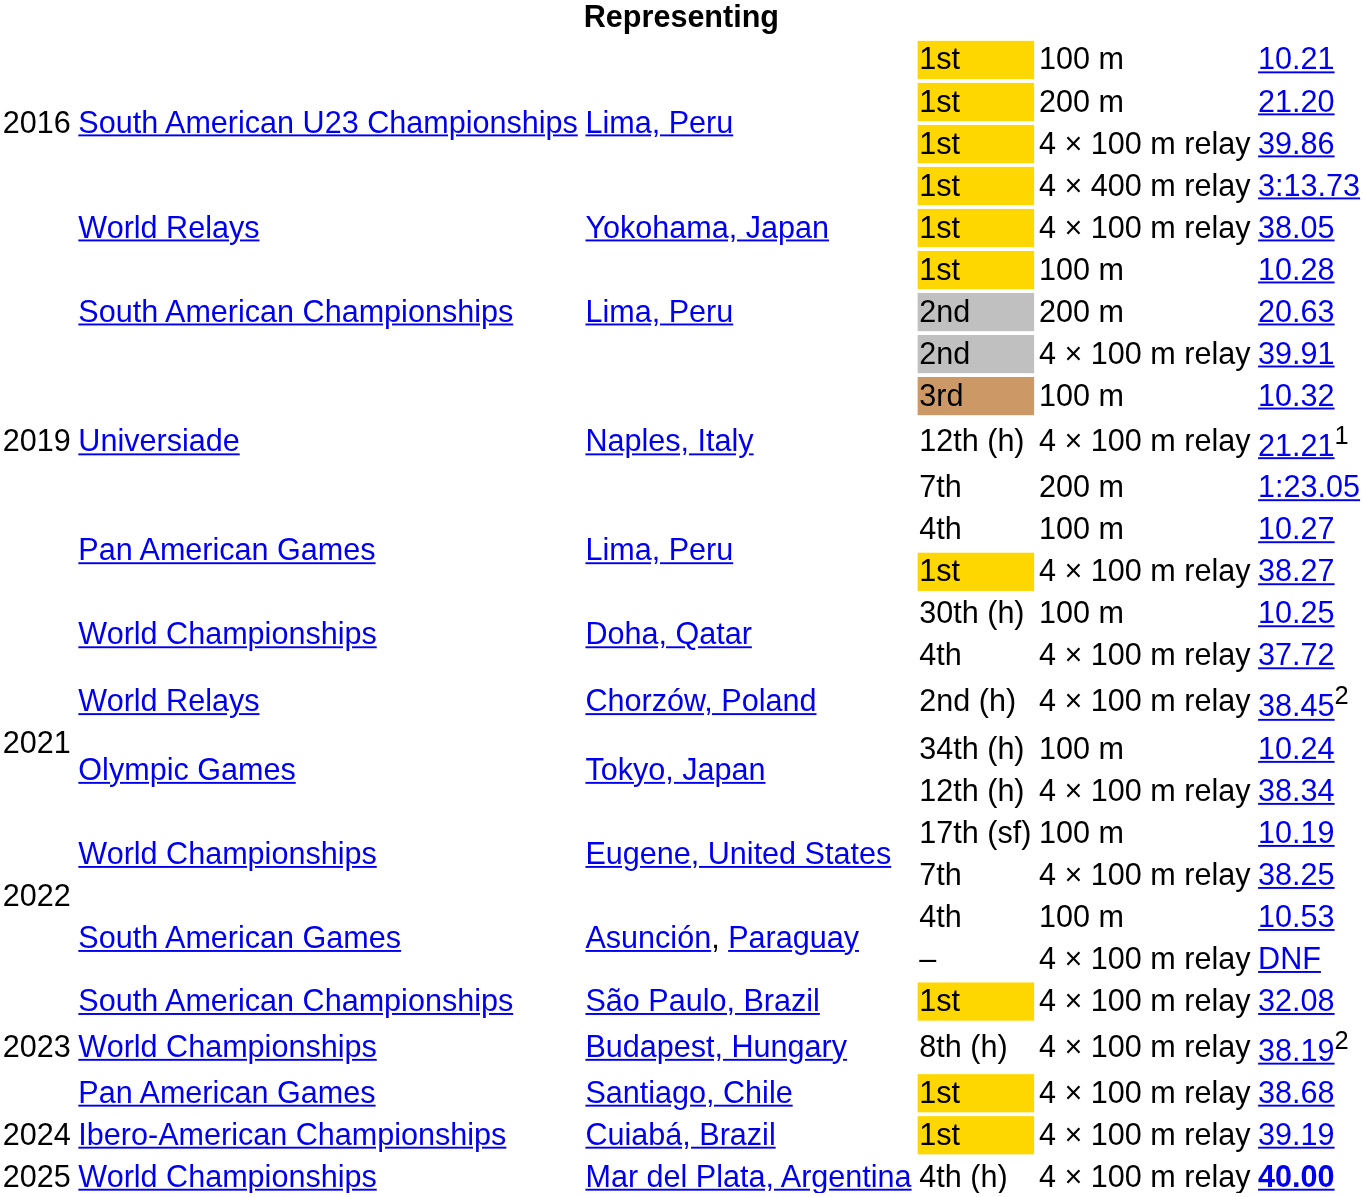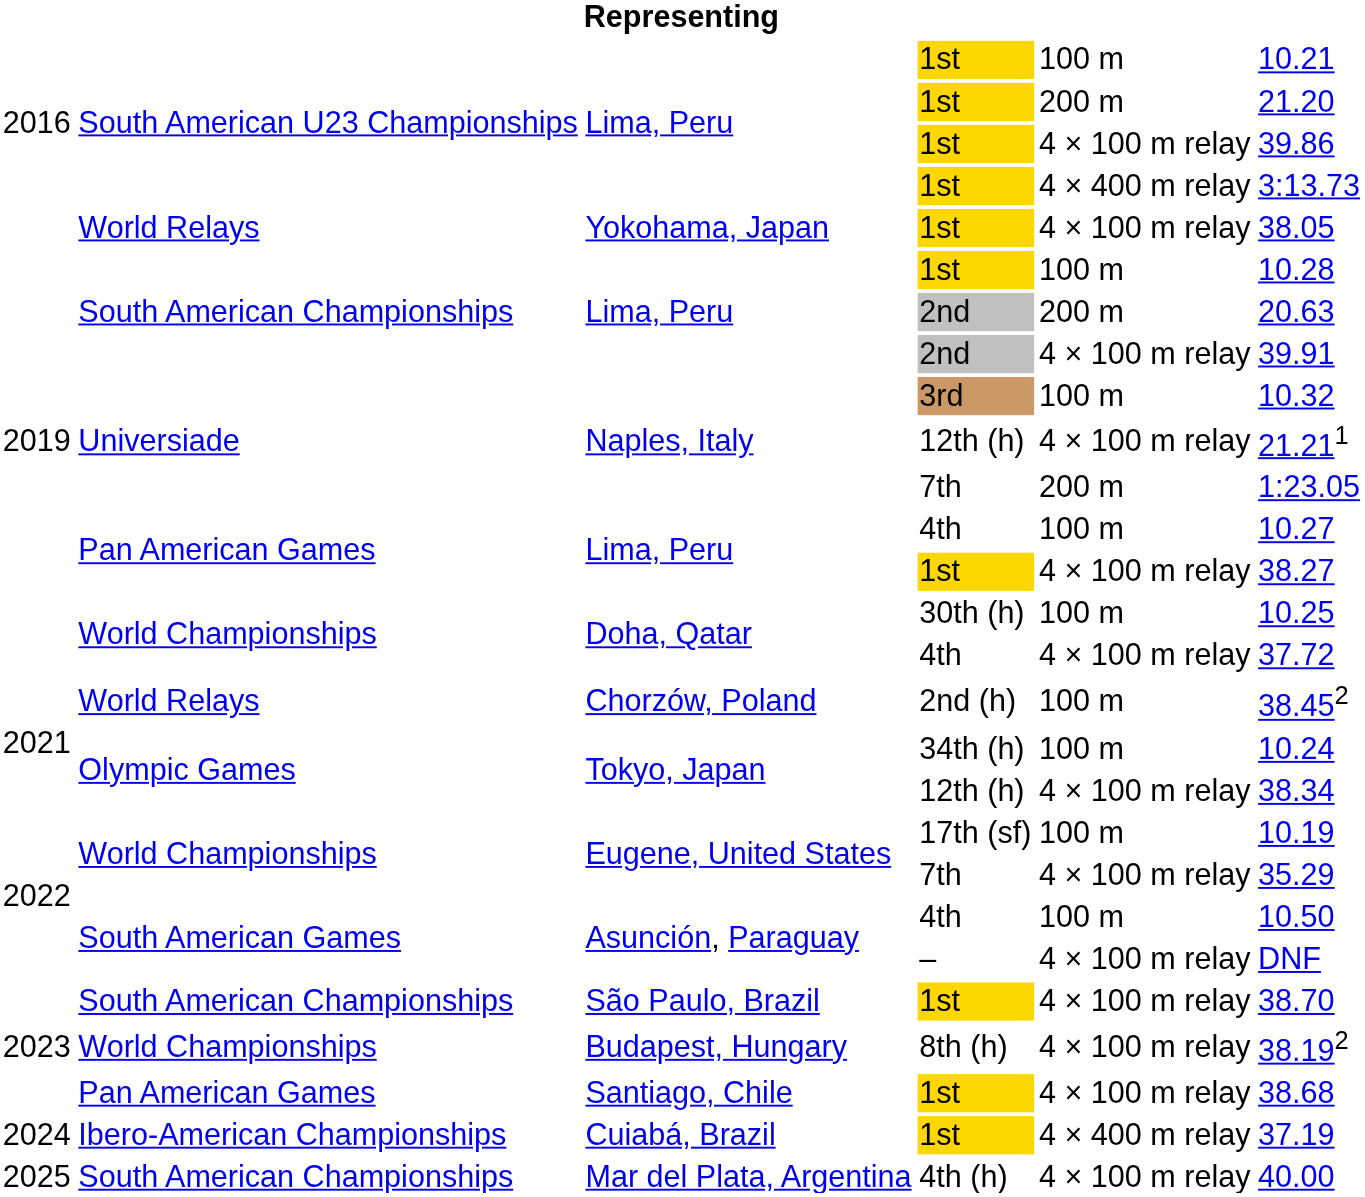(1145, 702) 4 × 100 m relay -> (1081, 702) 100 m
(1296, 874) 38.25 -> (1296, 874) 35.29
(1296, 916) 10.53 -> (1296, 916) 10.50
(1296, 1000) 32.08 -> (1296, 1000) 38.70
(1145, 1134) 4 × 100 m relay -> (1145, 1134) 4 × 400 m relay
(1296, 1134) 39.19 -> (1296, 1134) 37.19
(228, 1176) World Championships -> (296, 1176) South American Championships
(1296, 1176) bold -> (1296, 1176) normal
